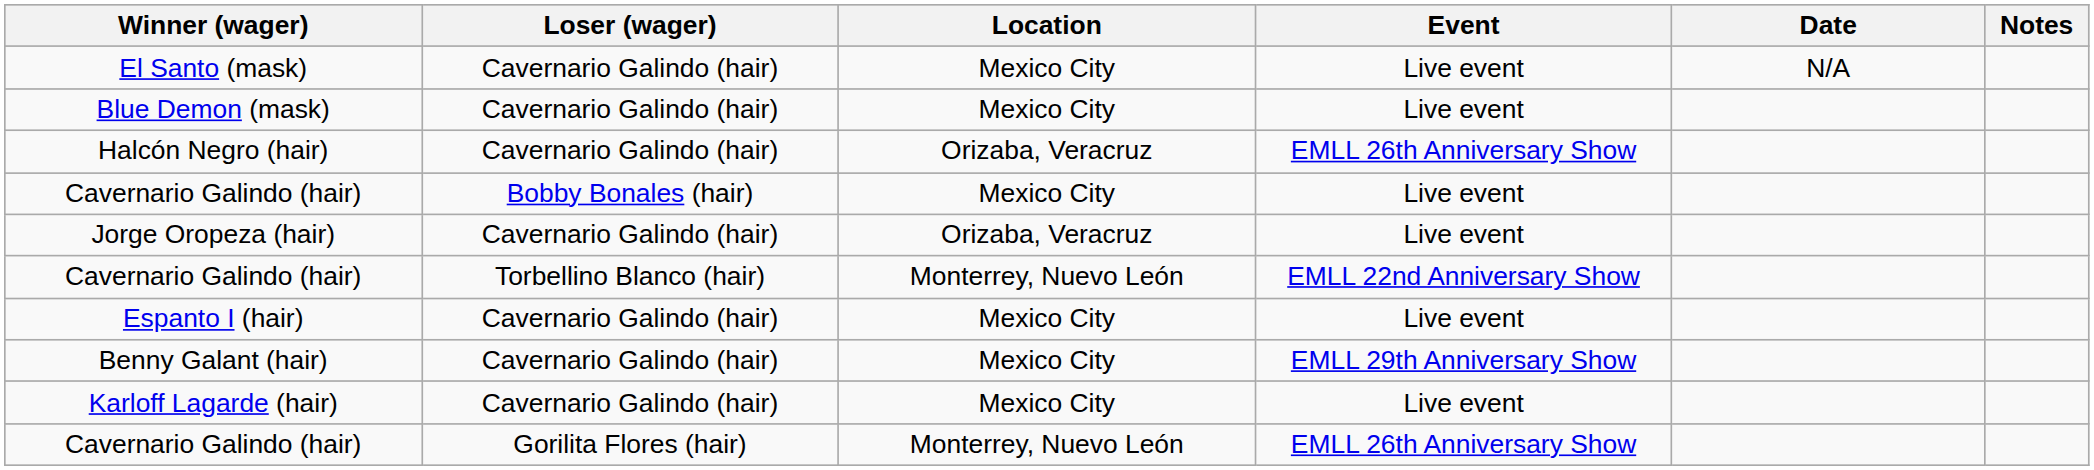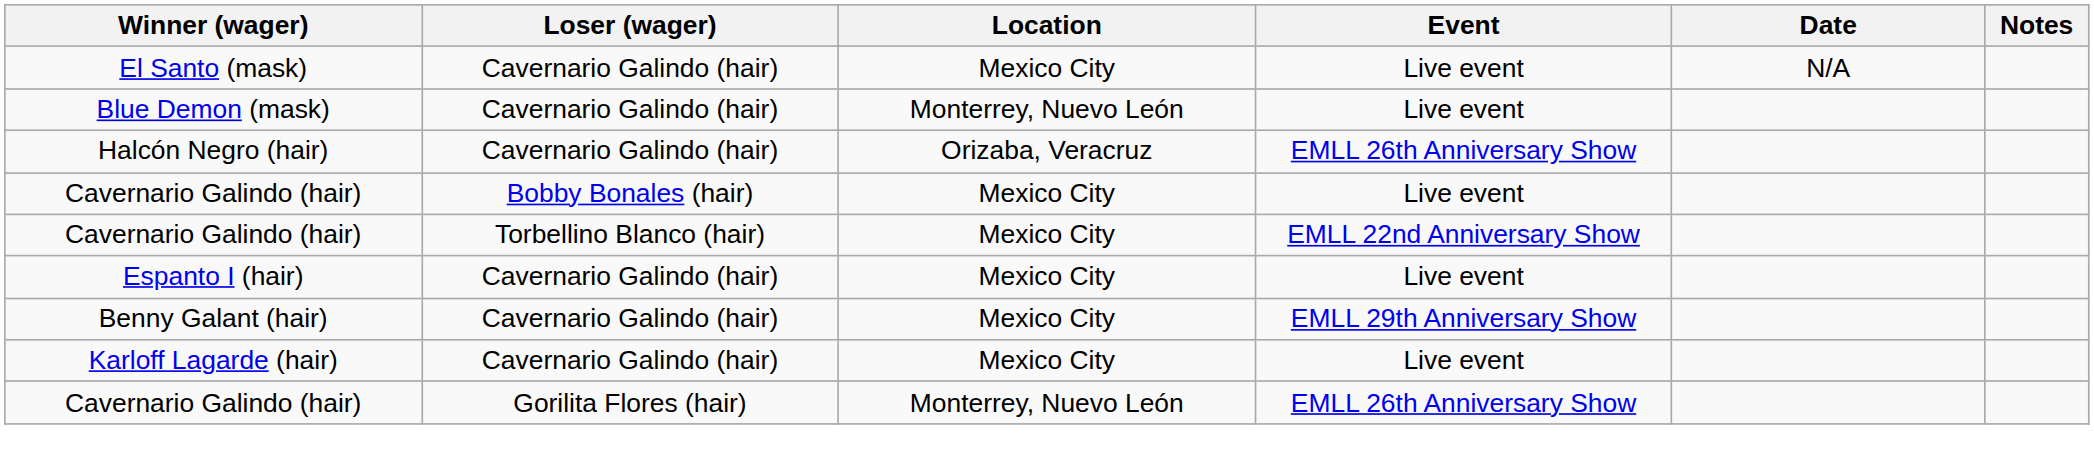(1047, 109) Mexico City -> (1047, 109) Monterrey, Nuevo León
- row: (213, 234)
(1047, 276) Monterrey, Nuevo León -> (1047, 234) Mexico City
